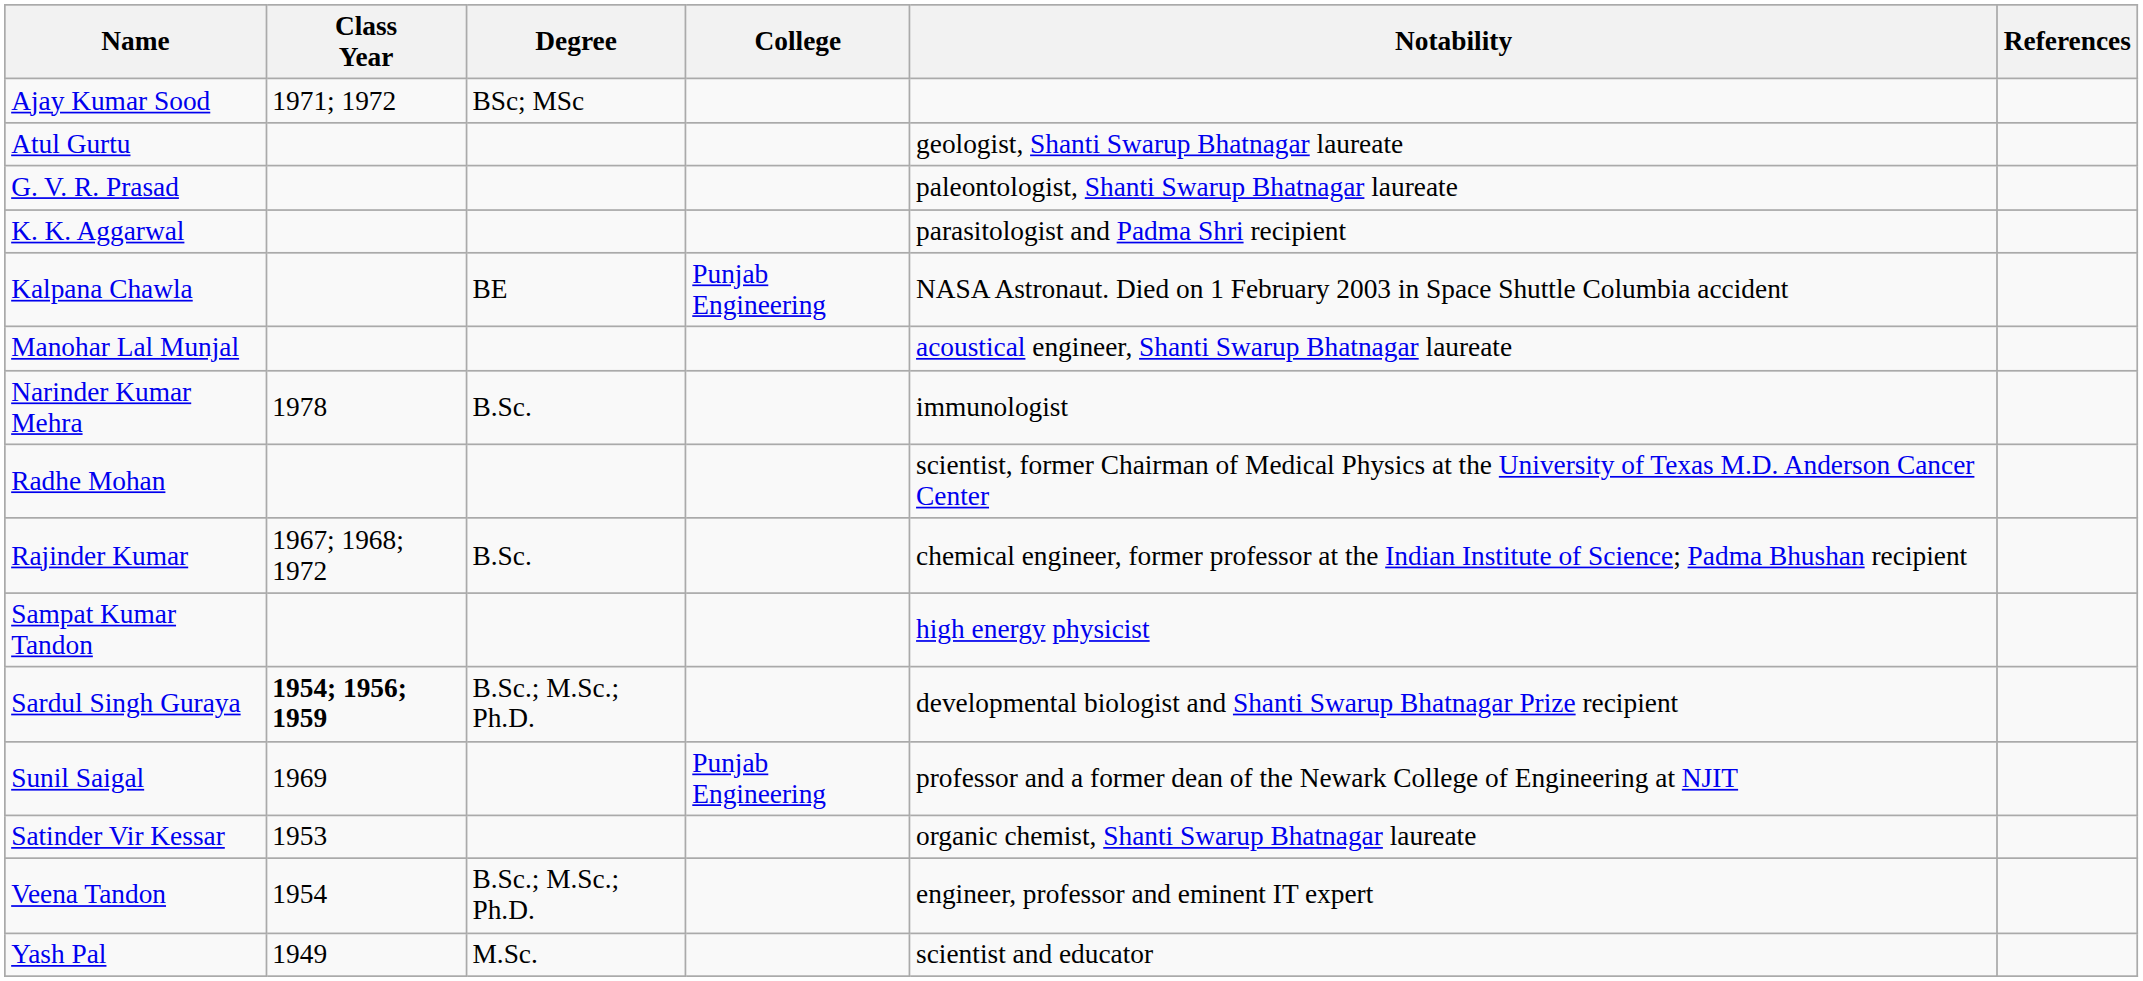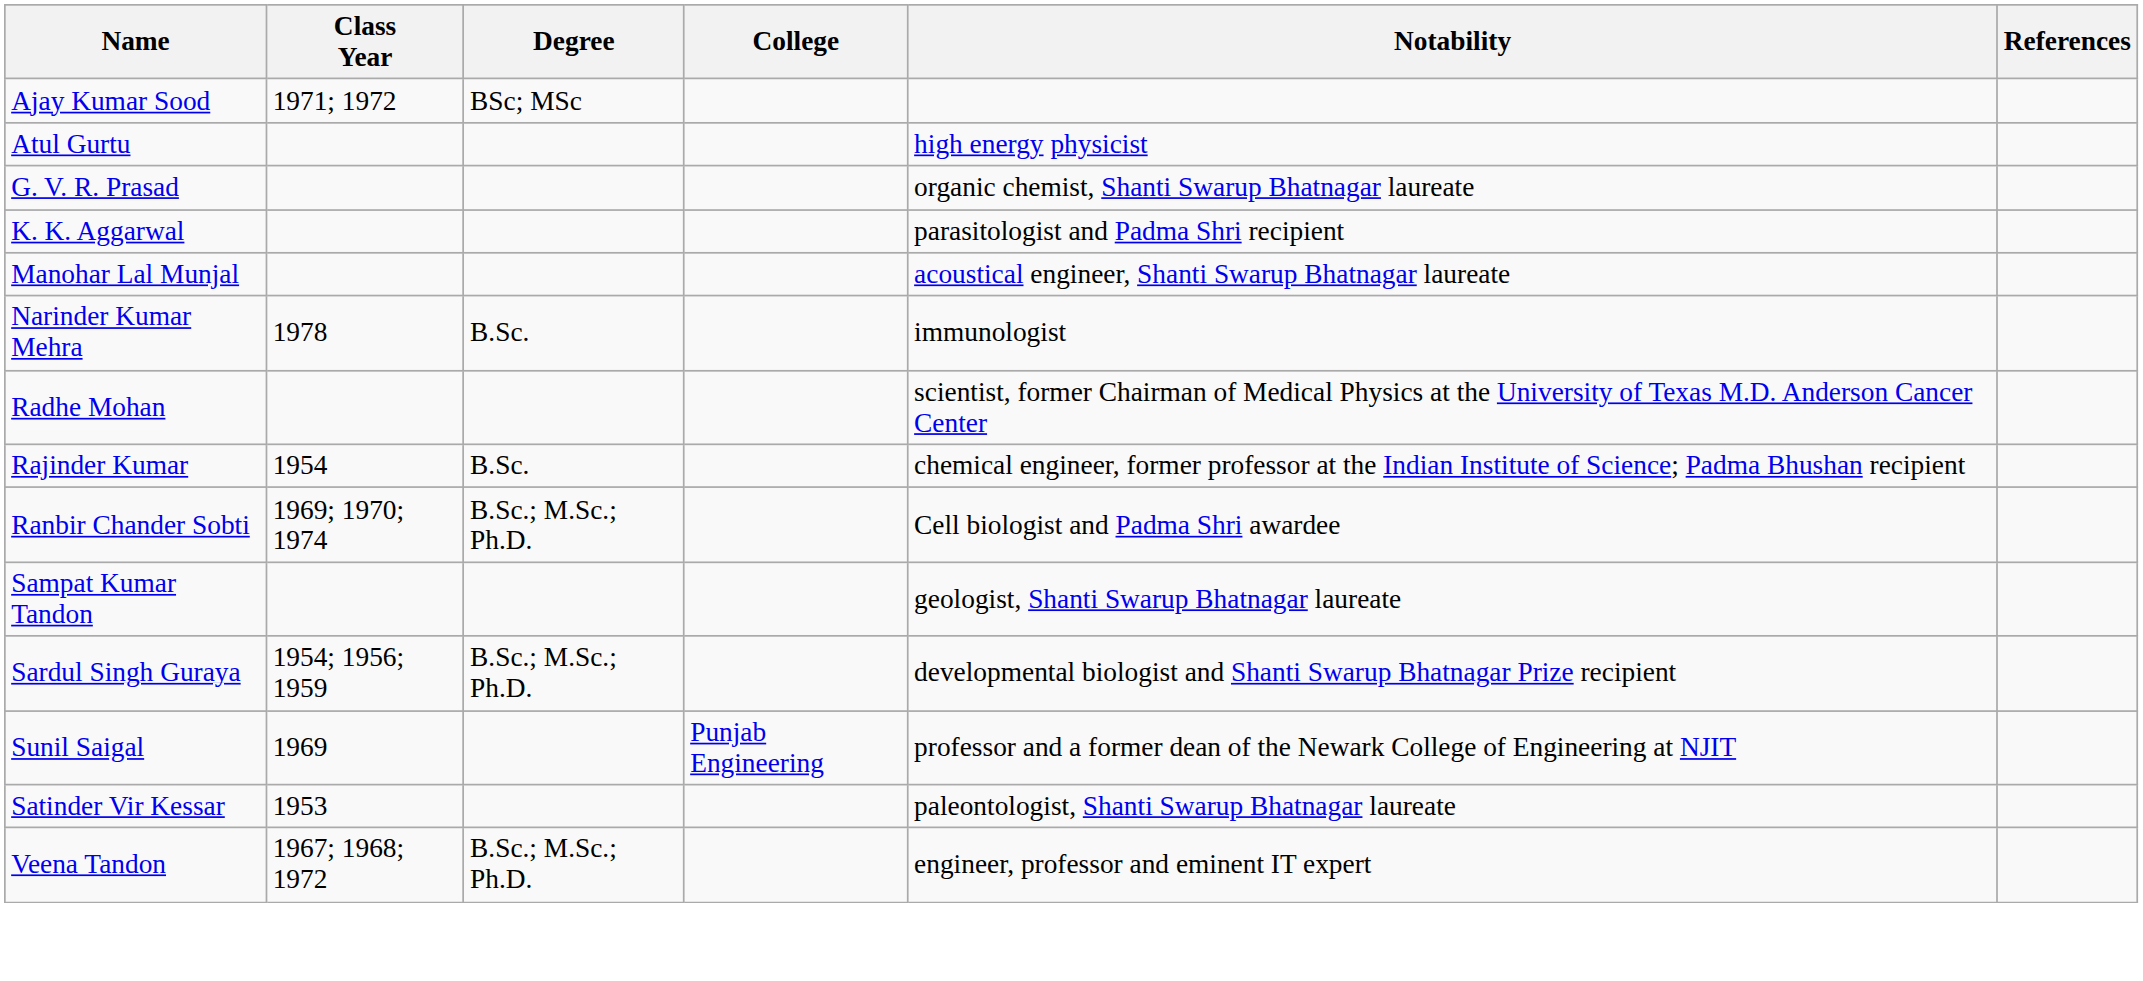(1160, 143) geologist, Shanti Swarup Bhatnagar laureate -> (1031, 143) high energy physicist
(1187, 187) paleontologist, Shanti Swarup Bhatnagar laureate -> (1194, 187) organic chemist, Shanti Swarup Bhatnagar laureate
- row: (102, 289)
(338, 555) 1967; 1968; 1972 -> (300, 465) 1954
+ row: (130, 524)
(1033, 629) high energy physicist -> (1158, 598) geologist, Shanti Swarup Bhatnagar laureate
(340, 703) bold -> (338, 672) normal
(1196, 836) organic chemist, Shanti Swarup Bhatnagar laureate -> (1185, 805) paleontologist, Shanti Swarup Bhatnagar laureate
(300, 895) 1954 -> (338, 864) 1967; 1968; 1972
- row: (59, 954)
